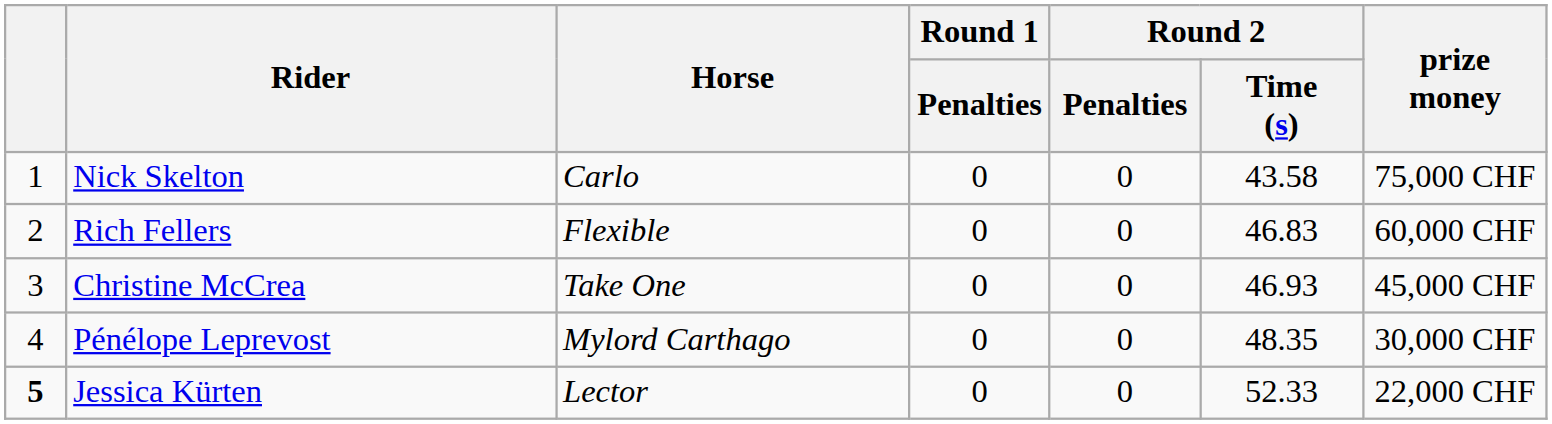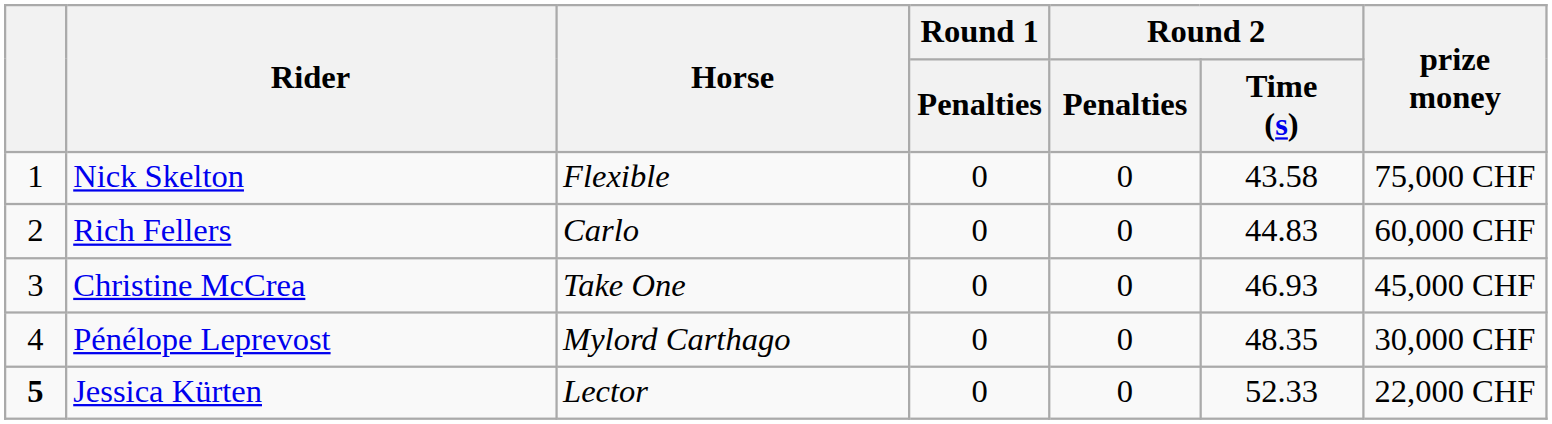(601, 177) Carlo -> (616, 177) Flexible
(616, 231) Flexible -> (601, 231) Carlo
(1282, 231) 46.83 -> (1282, 231) 44.83
